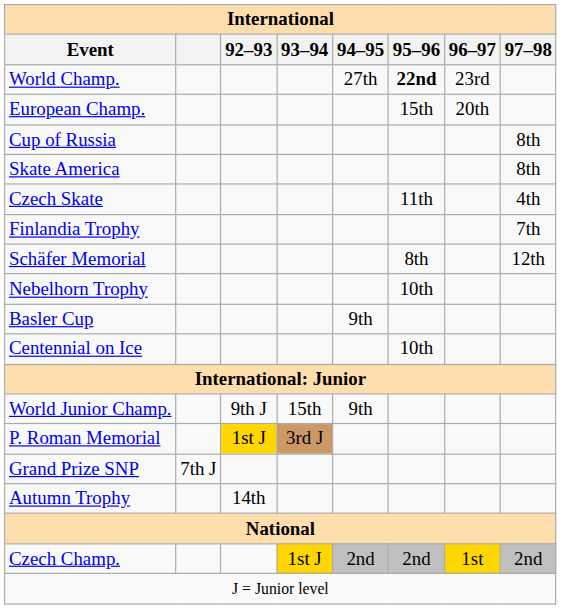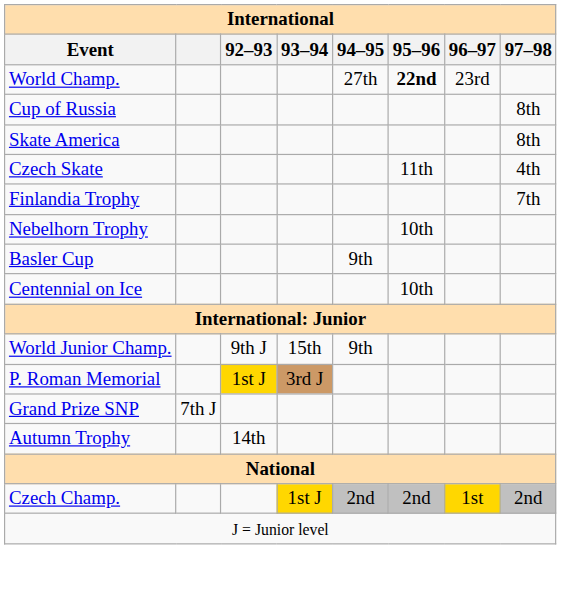- row: (77, 109)
- row: (77, 259)
